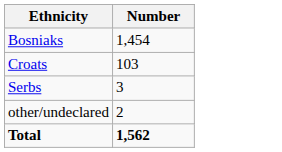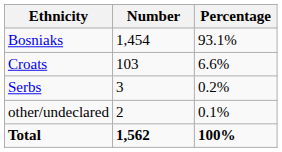+ column: (236, 16)
